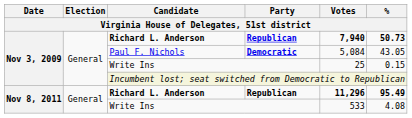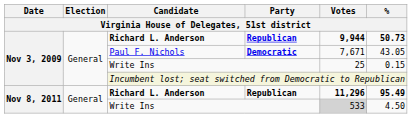(352, 38) 7,940 -> (352, 38) 9,944
(352, 52) 5,084 -> (352, 52) 7,671
(357, 106) no background -> (357, 106) lightgrey background
(395, 106) 4.08 -> (395, 106) 4.50
